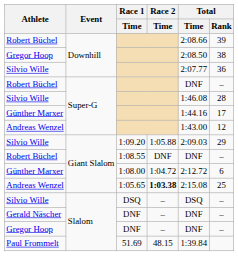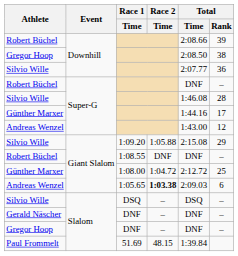(194, 142) 2:09.03 -> (194, 142) 2:15.08
(221, 171) 6 -> (221, 171) 25
(194, 185) 2:15.08 -> (194, 185) 2:09.03
(221, 185) 25 -> (221, 185) 6
